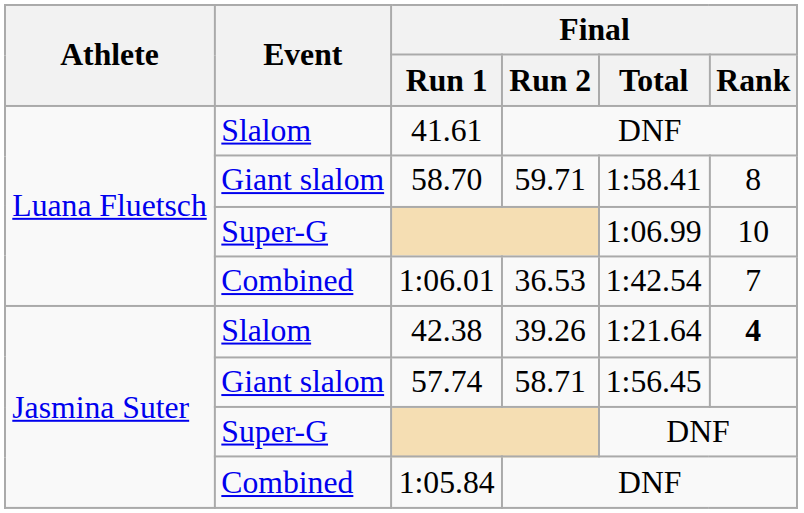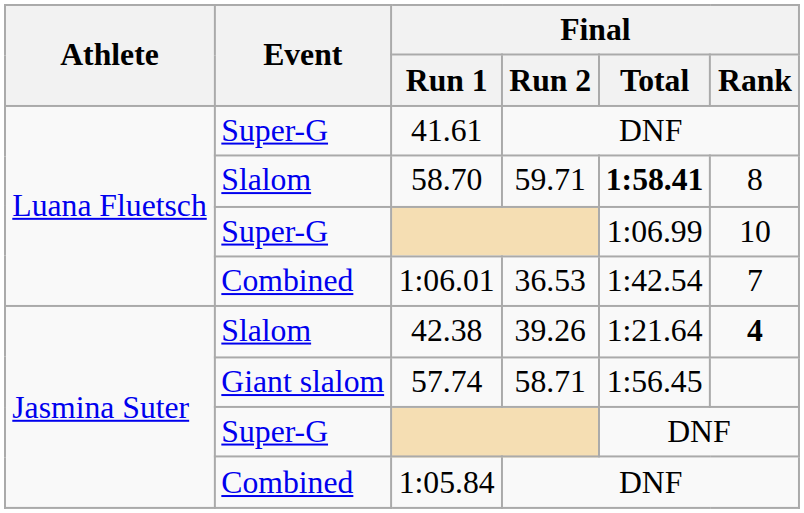(266, 130) Slalom -> (275, 130) Super-G
(303, 180) Giant slalom -> (266, 180) Slalom
(654, 180) normal -> (655, 180) bold
